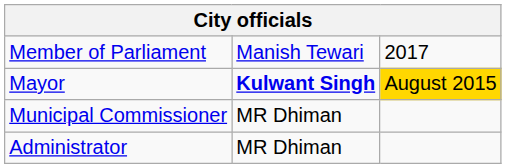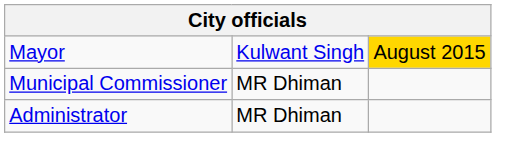- row: (108, 52)
(306, 83) bold -> (300, 52) normal
